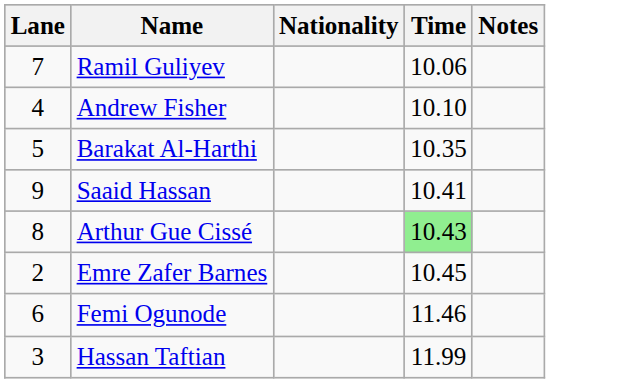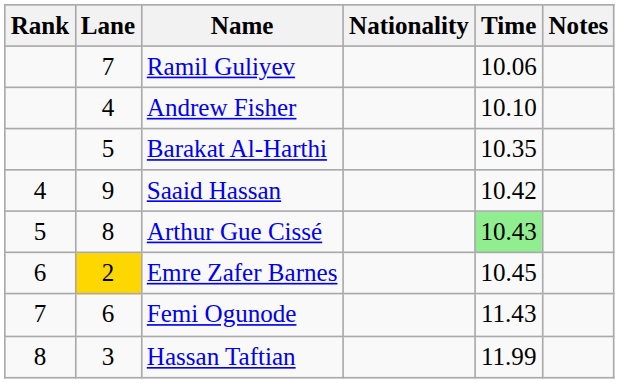+ column: (40, 25)
(439, 190) 10.41 -> (509, 190) 10.42
(38, 273) no background -> (108, 273) gold background
(439, 314) 11.46 -> (509, 314) 11.43
